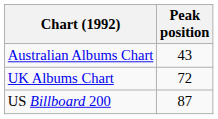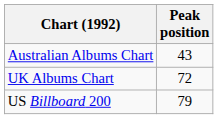(185, 101) 87 -> (185, 101) 79
